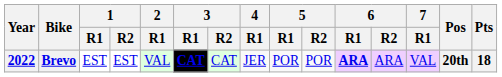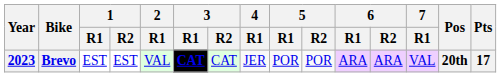(21, 61) 2022 -> (21, 61) 2023
(353, 61) bold -> (353, 61) normal
(484, 61) 18 -> (483, 61) 17
